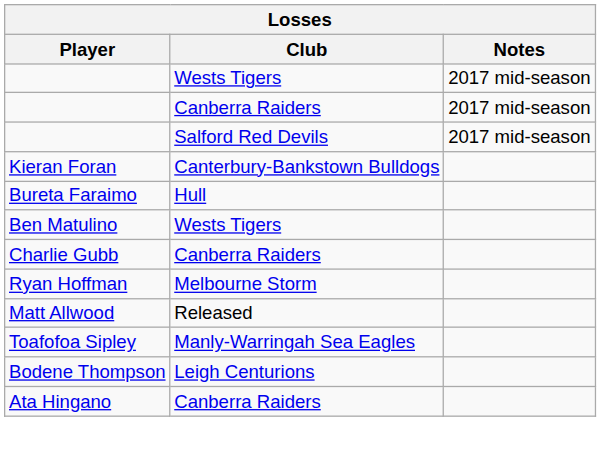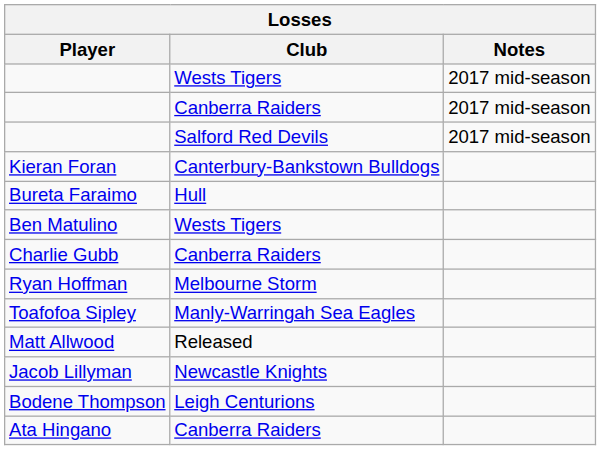rows swapped: (72, 343) <-> (62, 313)
+ row: (70, 372)
